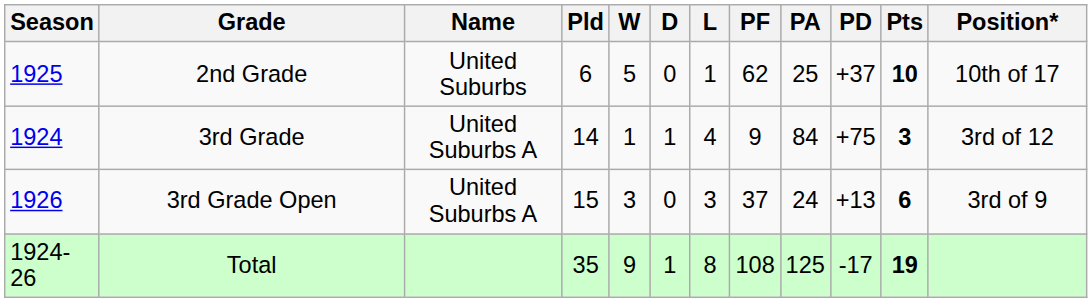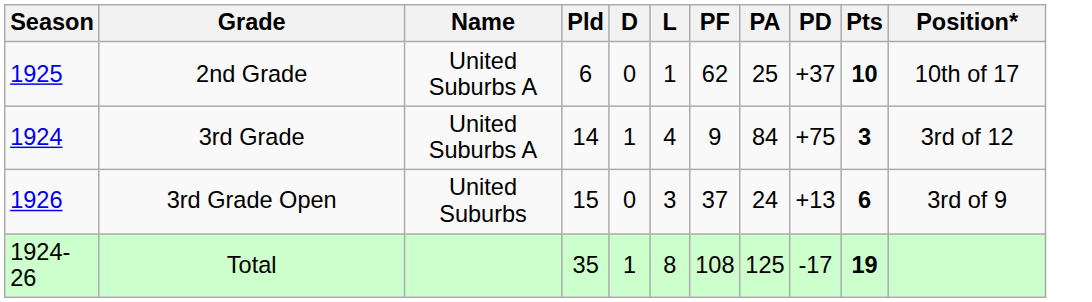- column: (629, 23)
(483, 73) United Suburbs -> (483, 73) United Suburbs A
(483, 201) United Suburbs A -> (483, 201) United Suburbs
